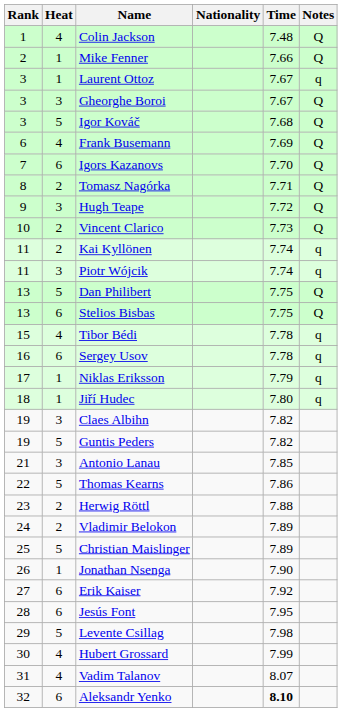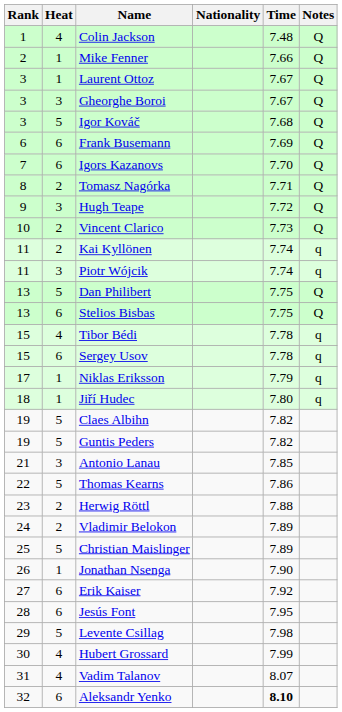(318, 79) q -> (318, 79) Q
(59, 143) 4 -> (59, 143) 6
(23, 356) 16 -> (23, 356) 15
(59, 420) 3 -> (59, 420) 5
